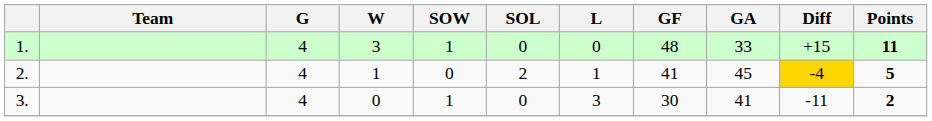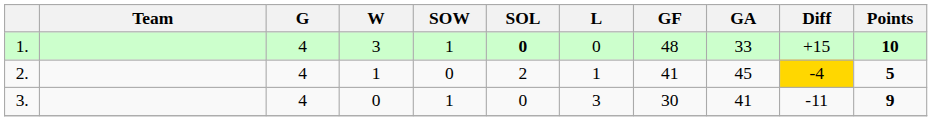(523, 45) normal -> (523, 45) bold
(890, 45) 11 -> (890, 45) 10
(890, 101) 2 -> (890, 101) 9
